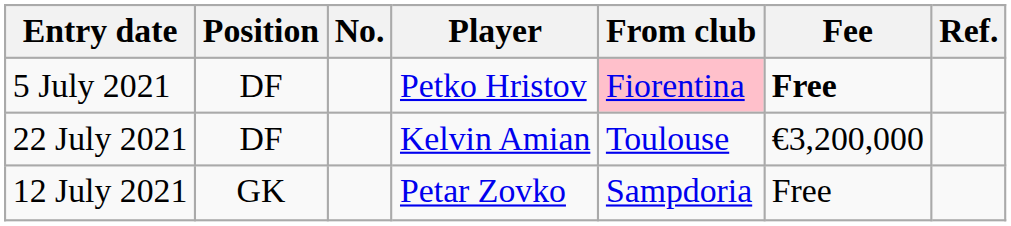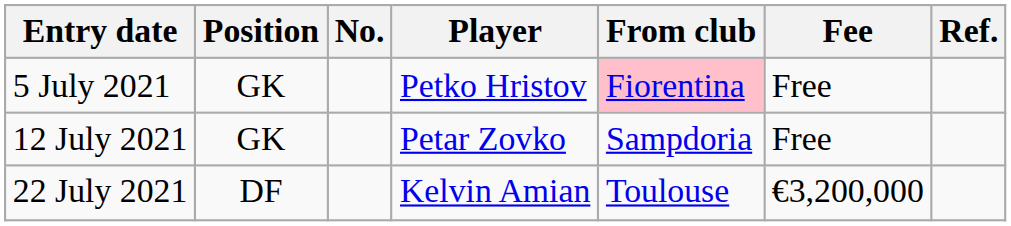(261, 84) DF -> (261, 84) GK
(804, 84) bold -> (802, 84) normal
rows swapped: (100, 191) <-> (100, 138)
